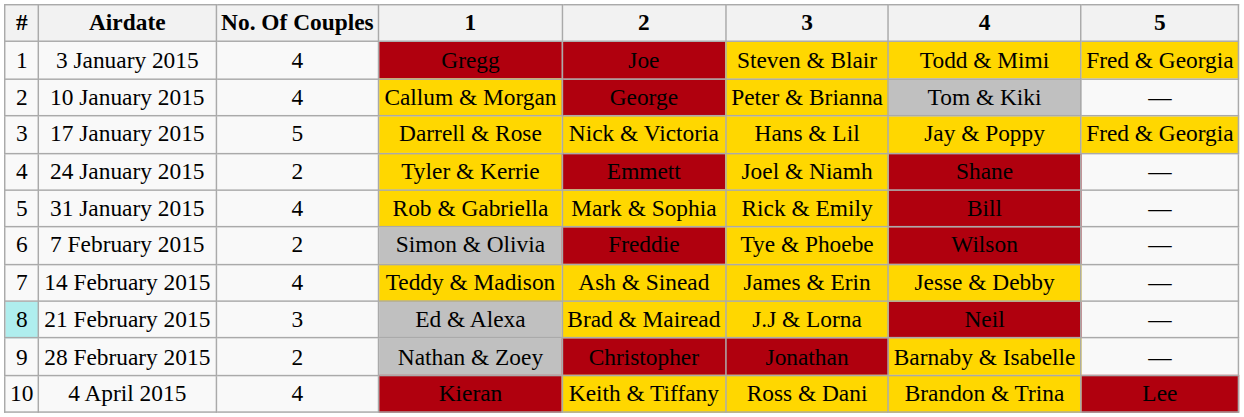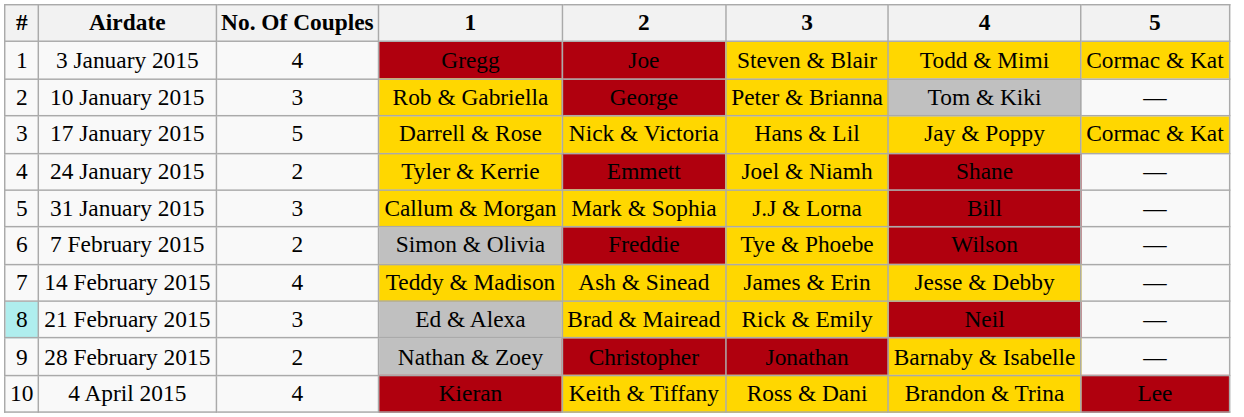(1160, 60) Fred & Georgia -> (1155, 60) Cormac & Kat
(297, 97) 4 -> (297, 97) 3
(470, 97) Callum & Morgan -> (470, 97) Rob & Gabriella
(1160, 134) Fred & Georgia -> (1155, 134) Cormac & Kat
(297, 208) 4 -> (297, 208) 3
(470, 208) Rob & Gabriella -> (470, 208) Callum & Morgan
(807, 208) Rick & Emily -> (807, 208) J.J & Lorna
(807, 319) J.J & Lorna -> (807, 319) Rick & Emily
